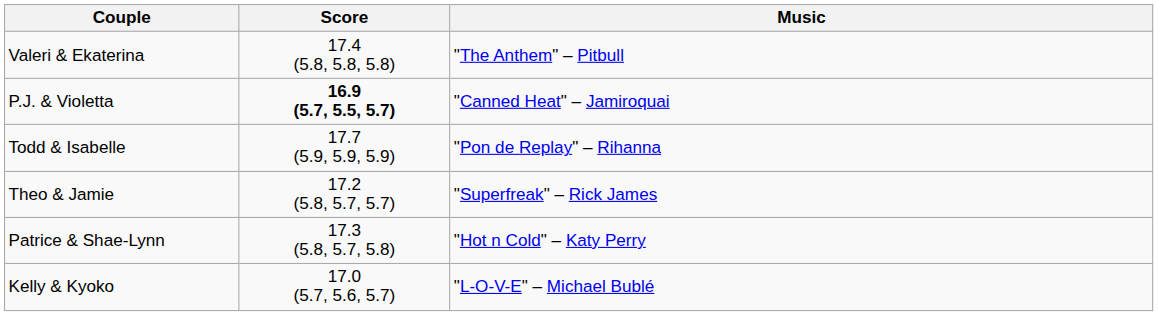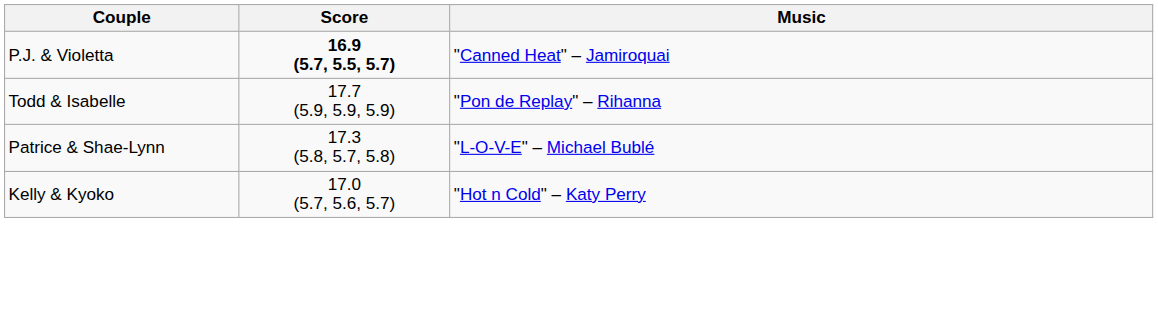- row: (76, 54)
- row: (61, 194)
(550, 240) "Hot n Cold" – Katy Perry -> (554, 147) "L-O-V-E" – Michael Bublé
(554, 286) "L-O-V-E" – Michael Bublé -> (550, 194) "Hot n Cold" – Katy Perry
